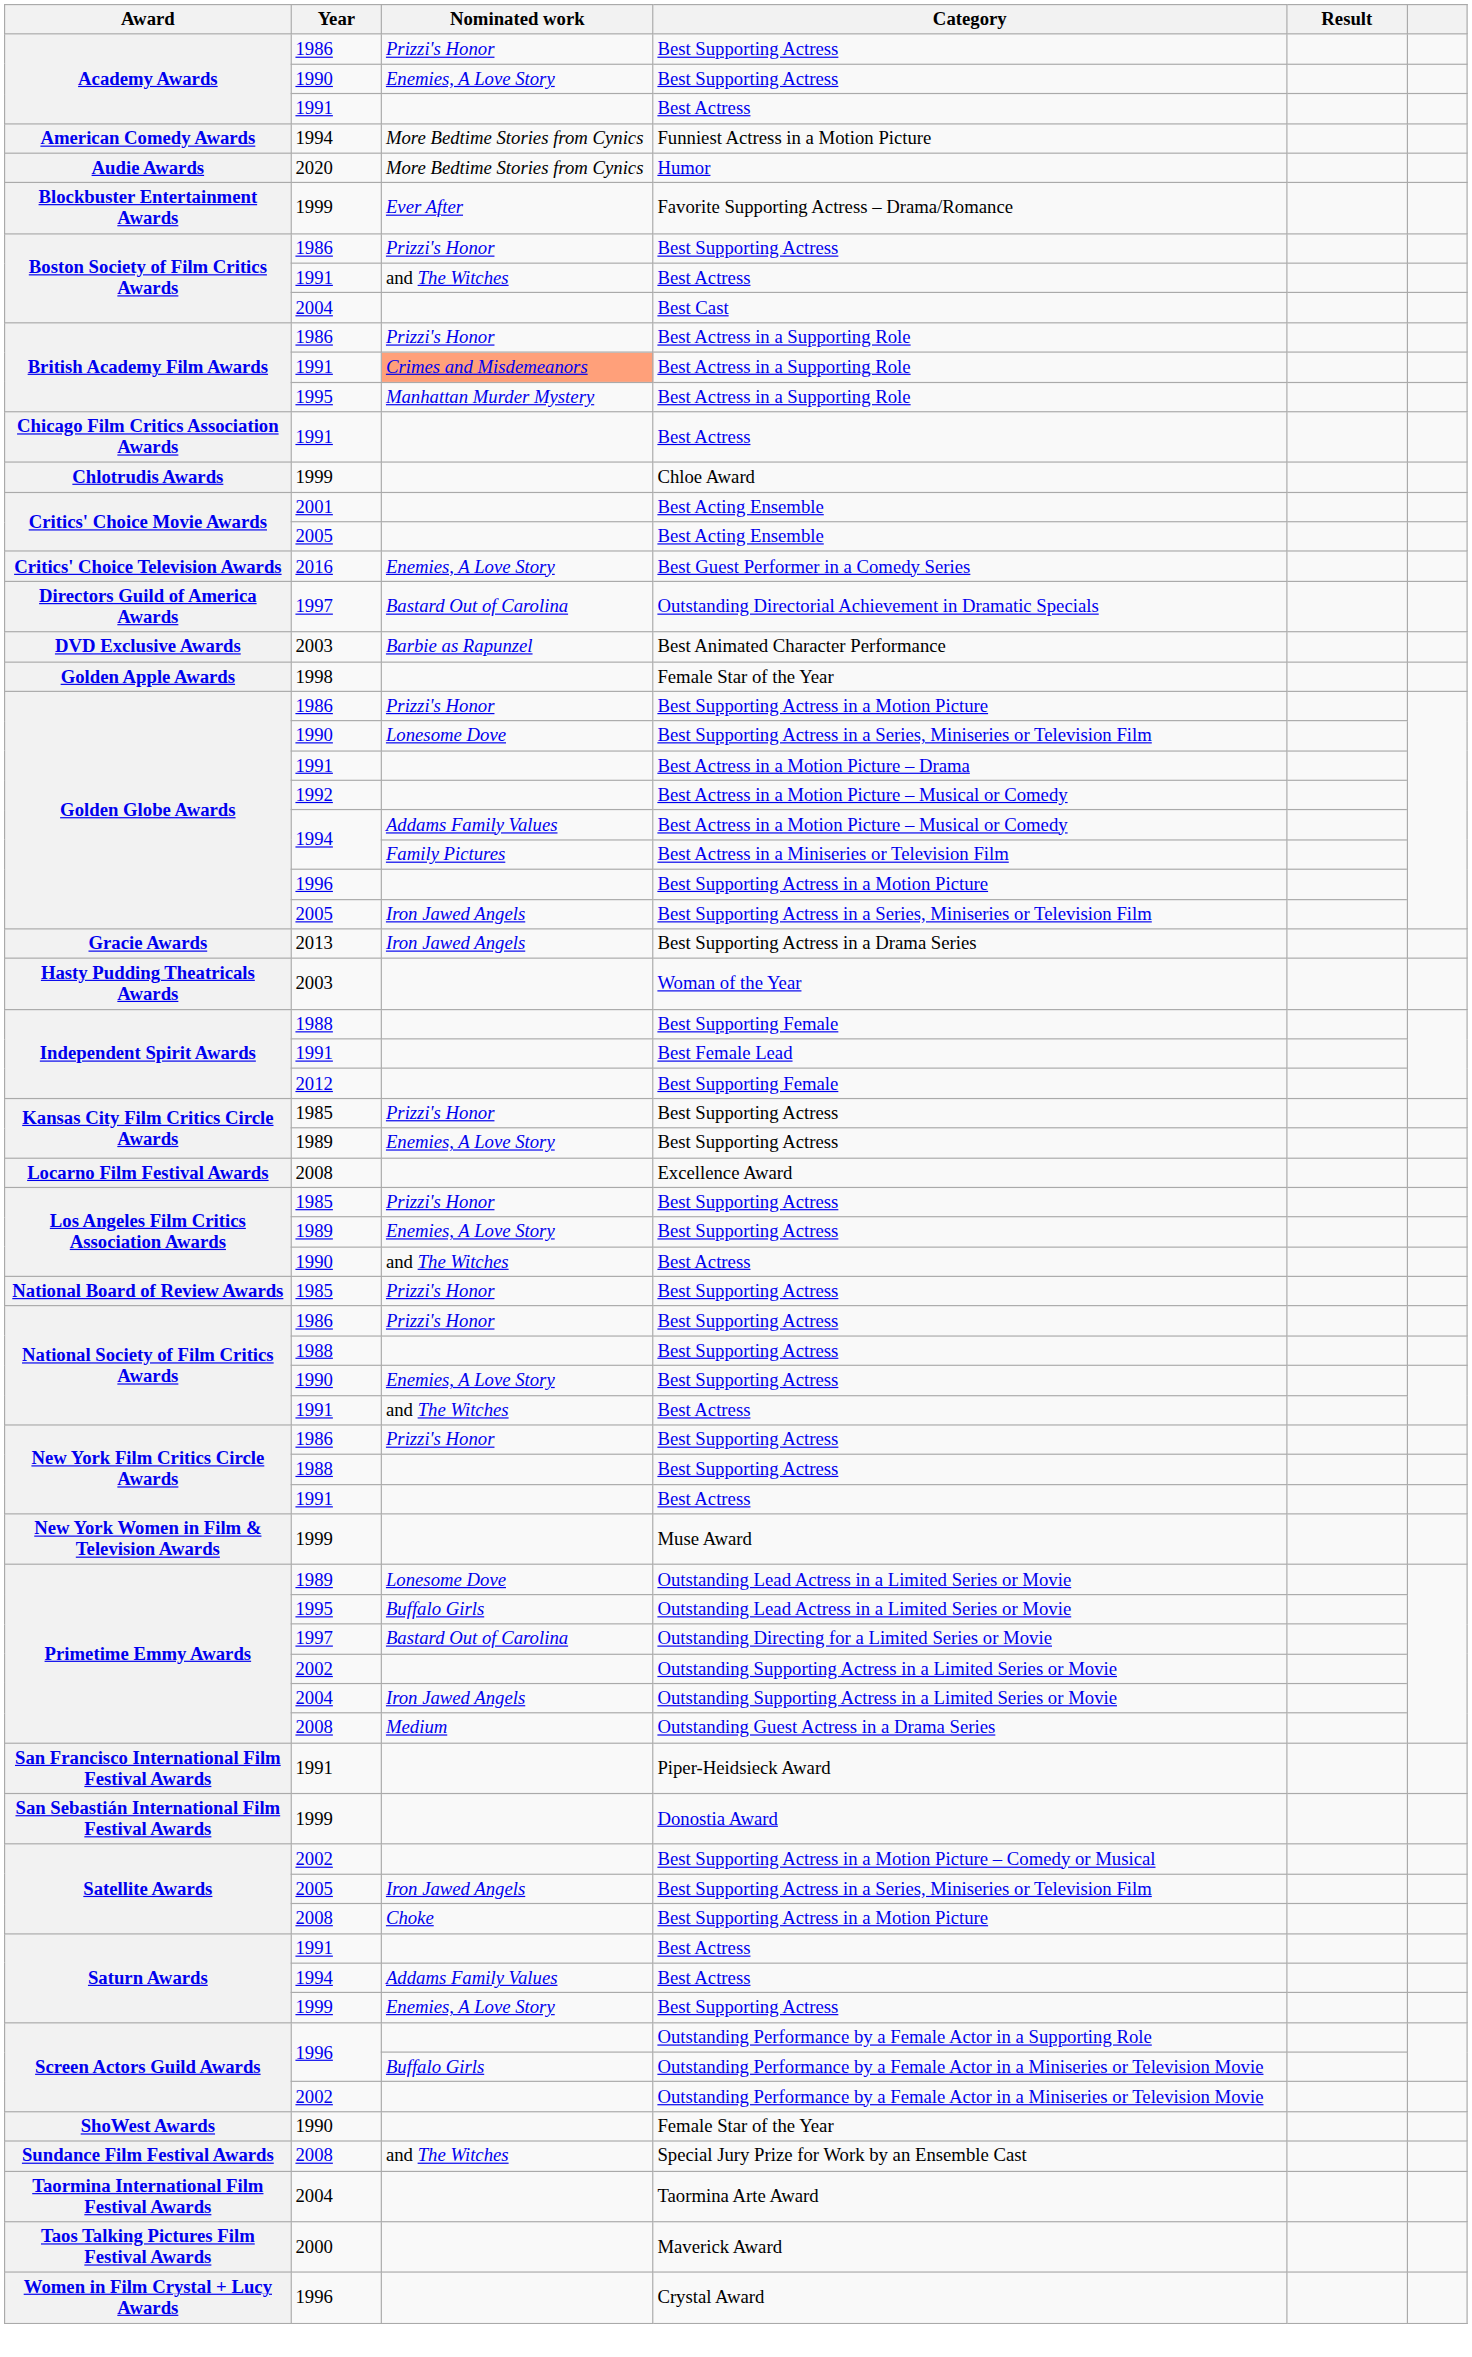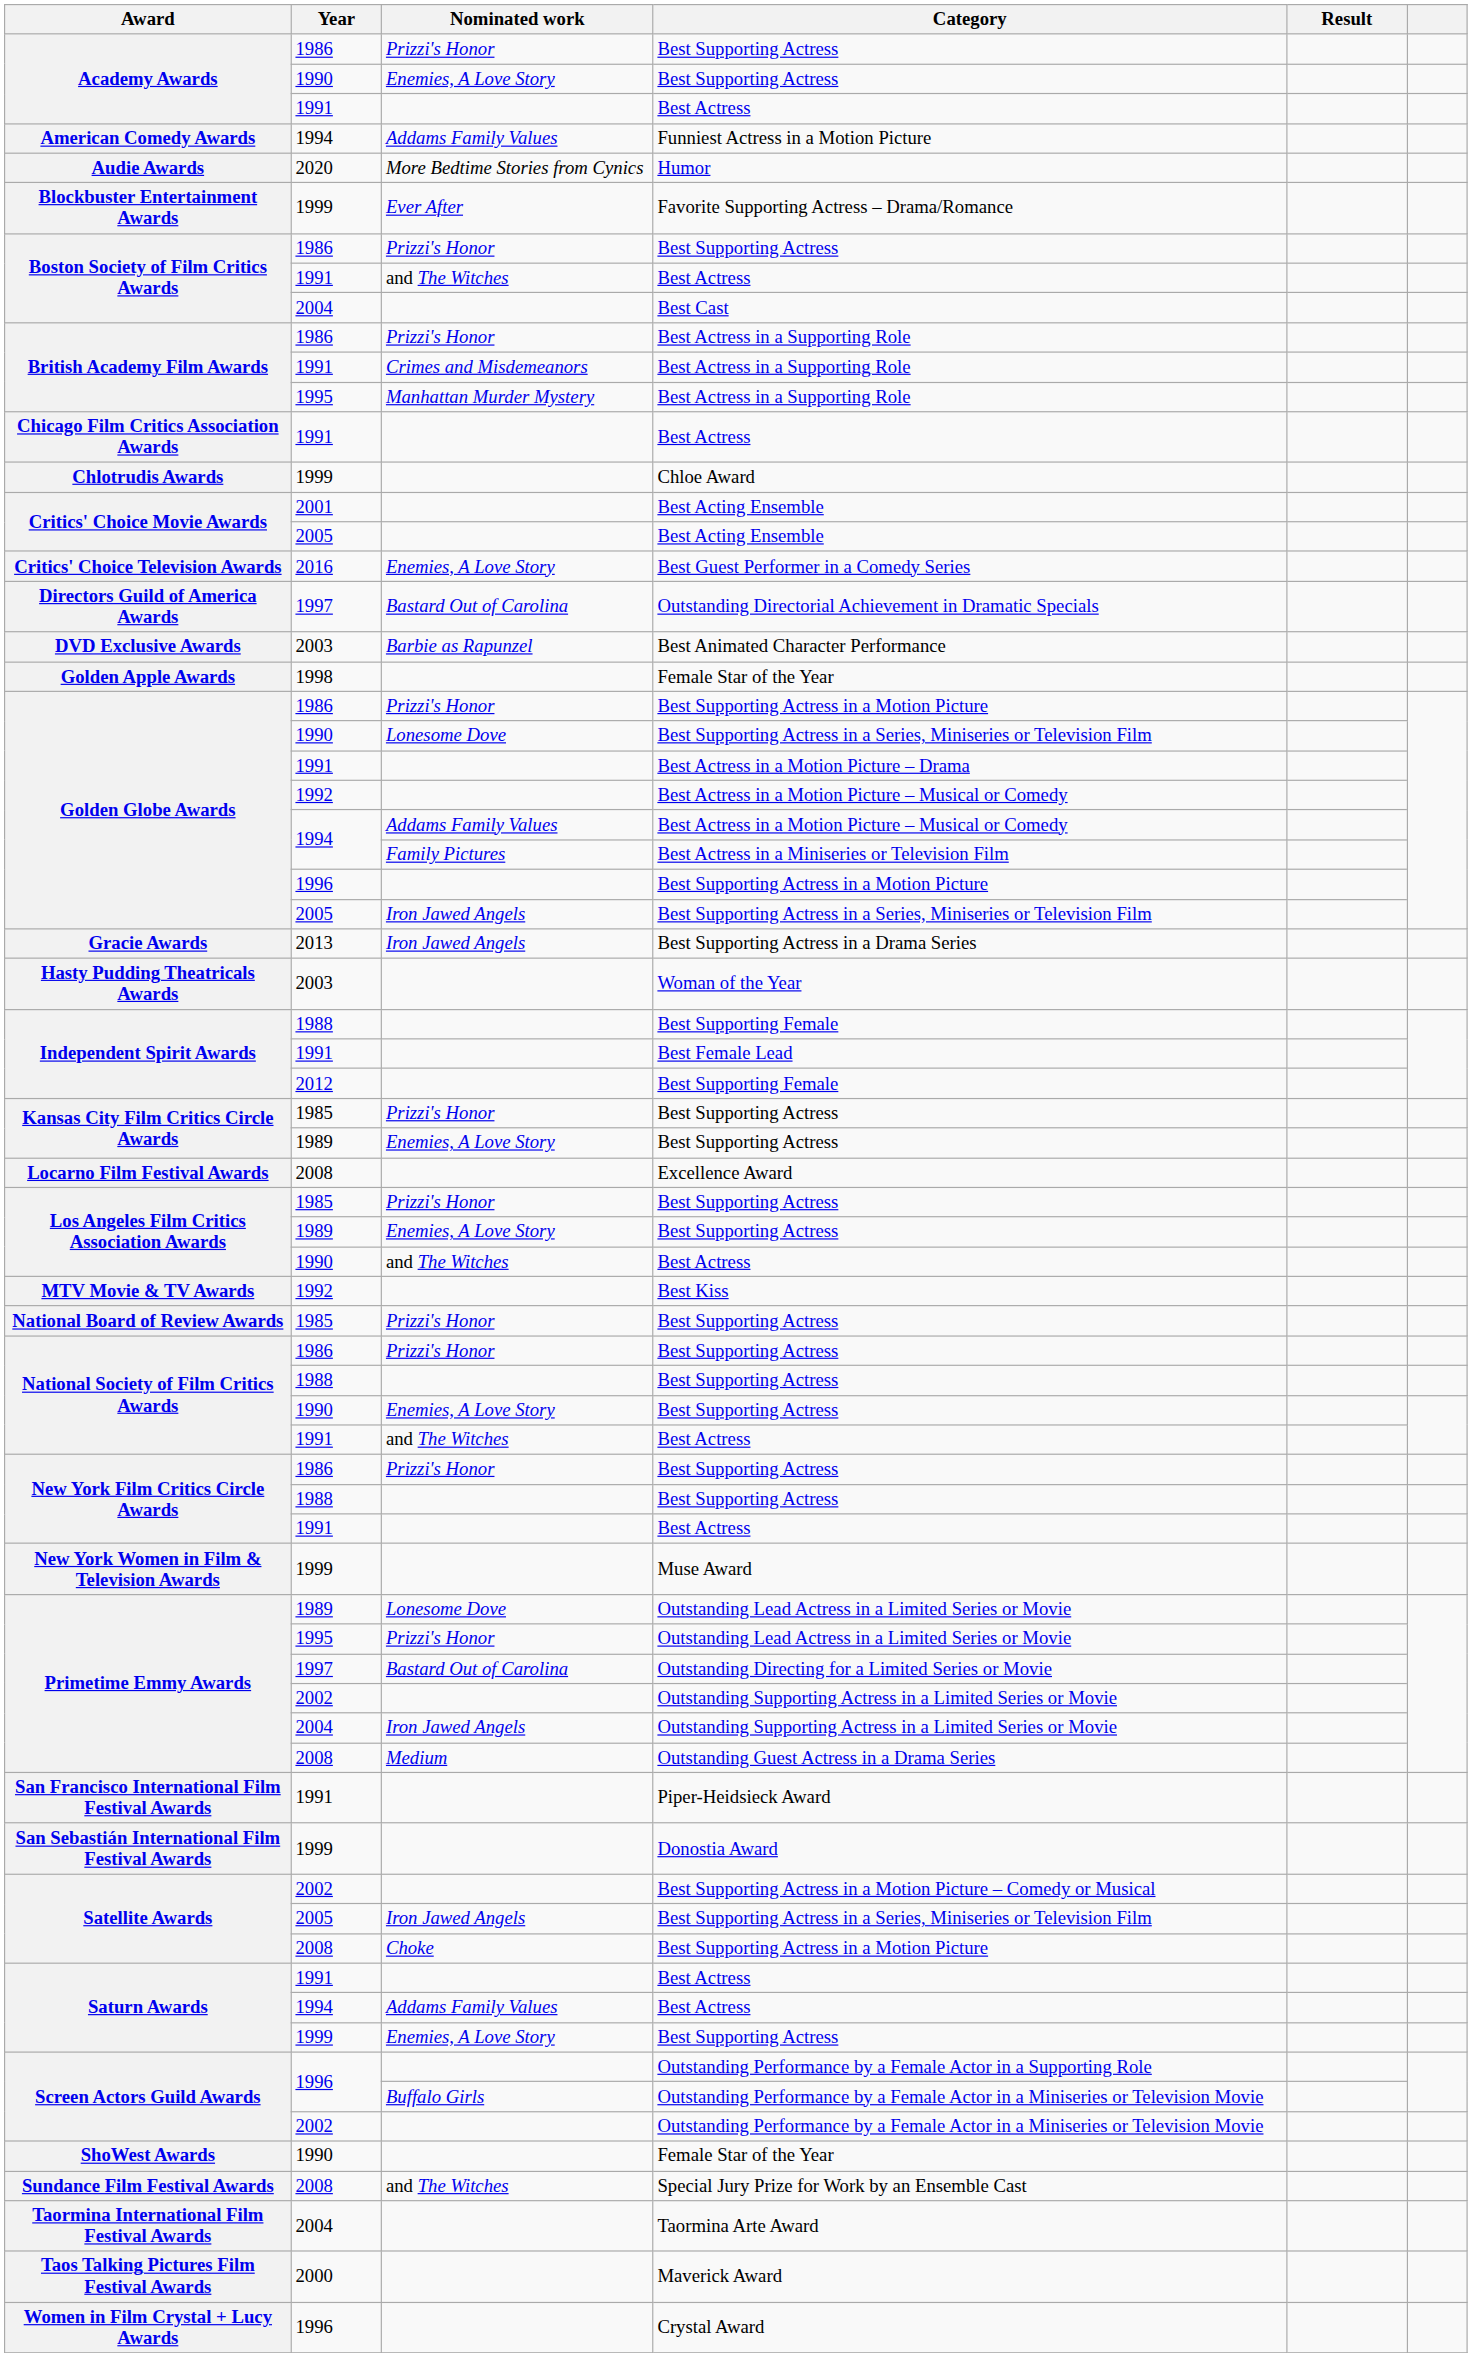(515, 138) More Bedtime Stories from Cynics -> (472, 138) Addams Family Values
(487, 366) lightsalmon background -> (487, 366) no background
+ row: (314, 1291)
(435, 1609) Buffalo Girls -> (440, 1638) Prizzi's Honor
